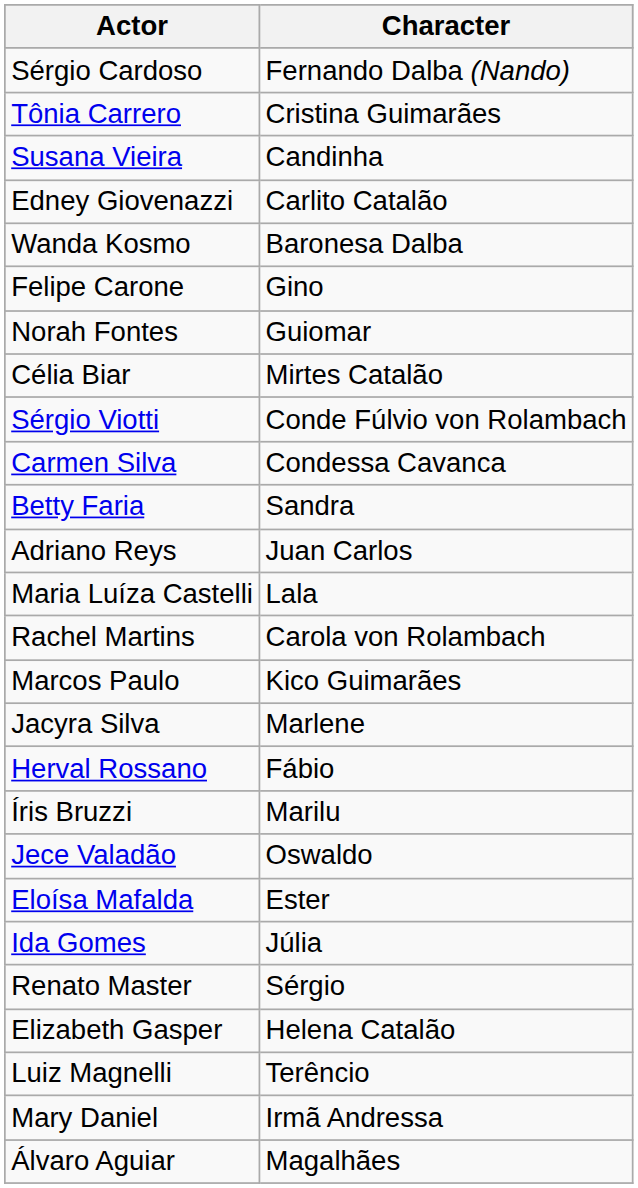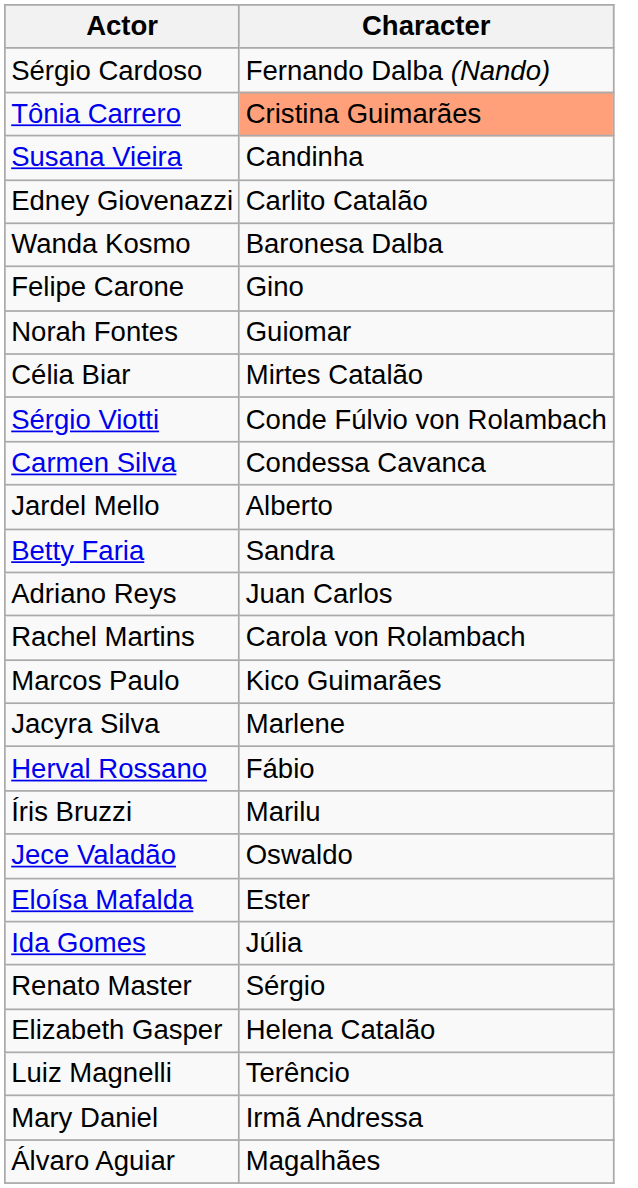(383, 113) no background -> (363, 113) lightsalmon background
+ row: (85, 506)
- row: (132, 593)
